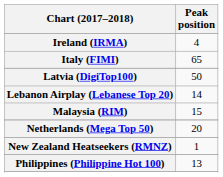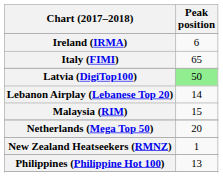(197, 42) 4 -> (197, 42) 6
(197, 77) no background -> (197, 77) lightgreen background
